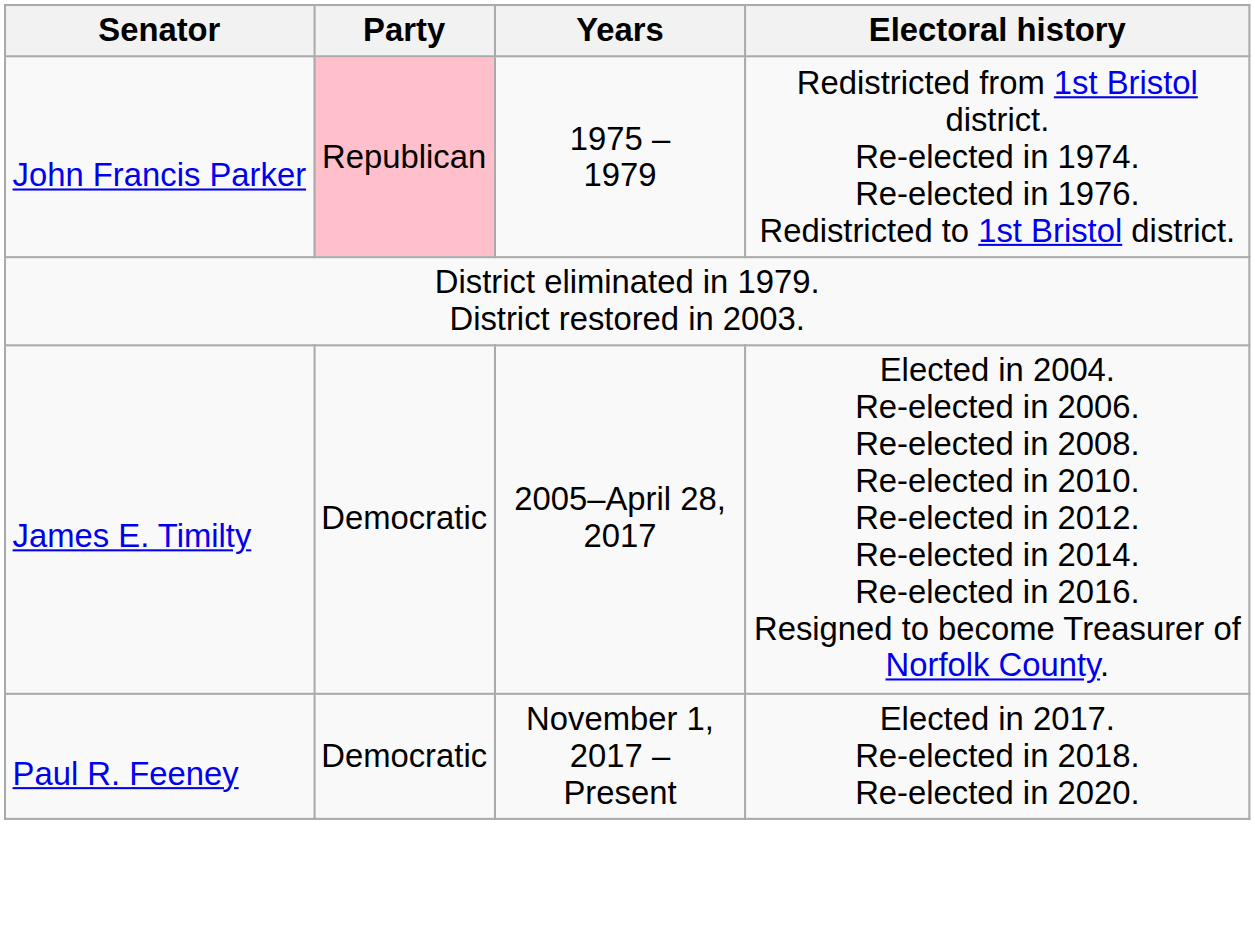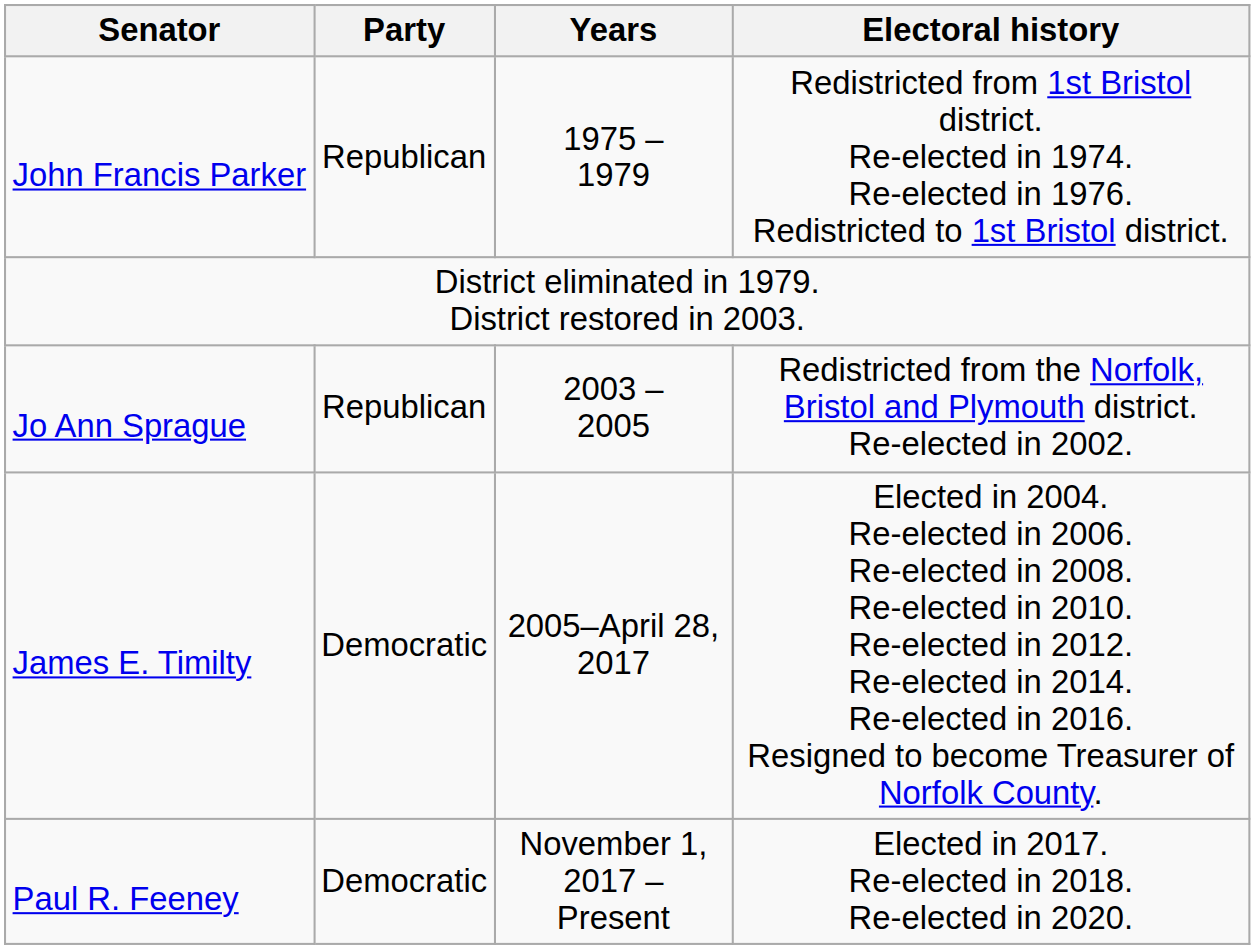(404, 156) pink background -> (404, 156) no background
+ row: (129, 426)
